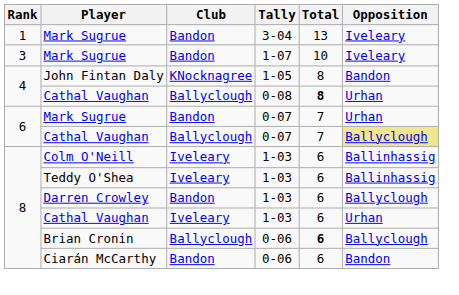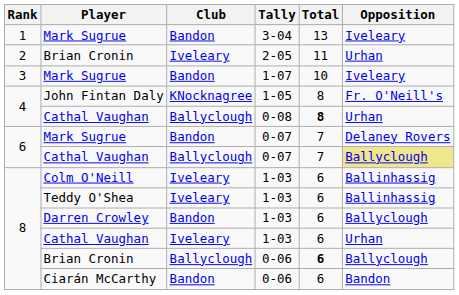+ row: (89, 55)
(368, 76) Bandon -> (394, 96) Fr. O'Neill's
(364, 116) Urhan -> (398, 137) Delaney Rovers
